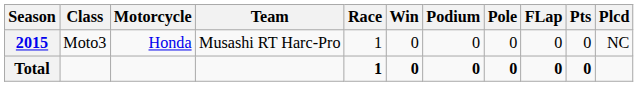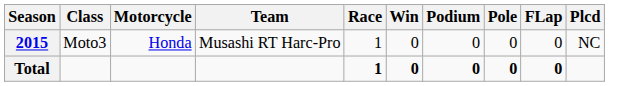- column: (581, 17)
